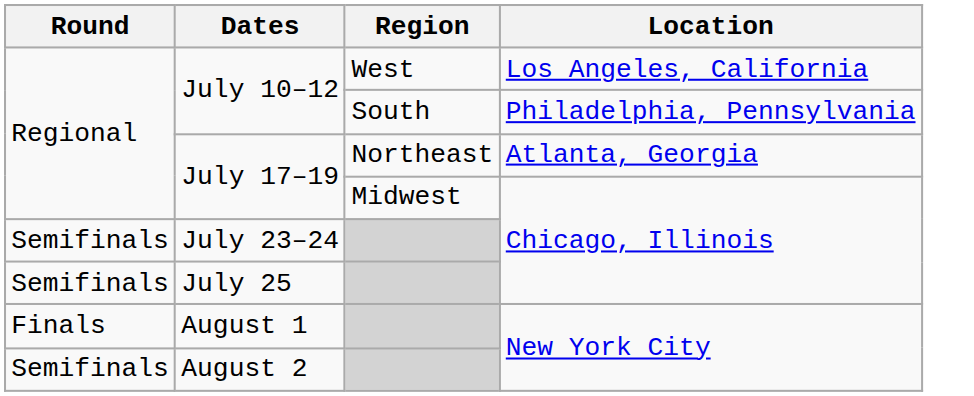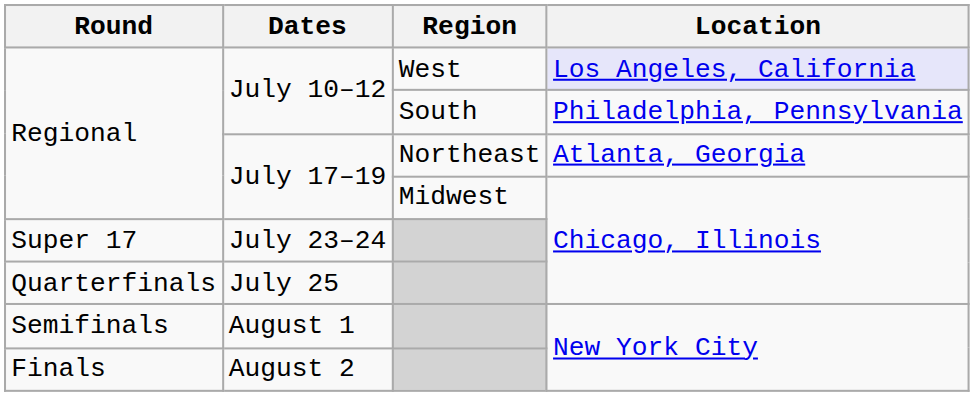(687, 69) no background -> (734, 69) lavender background
(90, 240) Semifinals -> (74, 240) Super 17
(90, 283) Semifinals -> (114, 283) Quarterfinals
(59, 326) Finals -> (90, 326) Semifinals
(90, 369) Semifinals -> (59, 369) Finals
